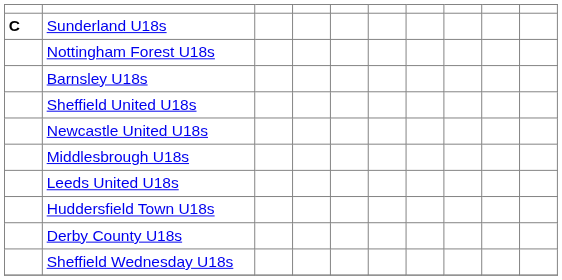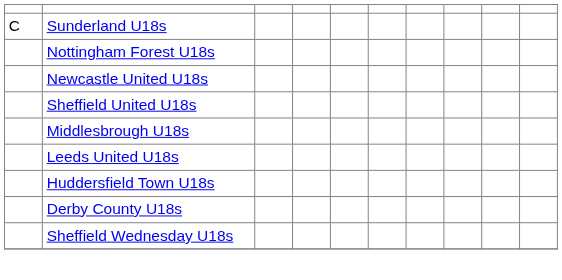(14, 26) bold -> (14, 26) normal
- row: (97, 78)
rows swapped: (127, 131) <-> (122, 104)
